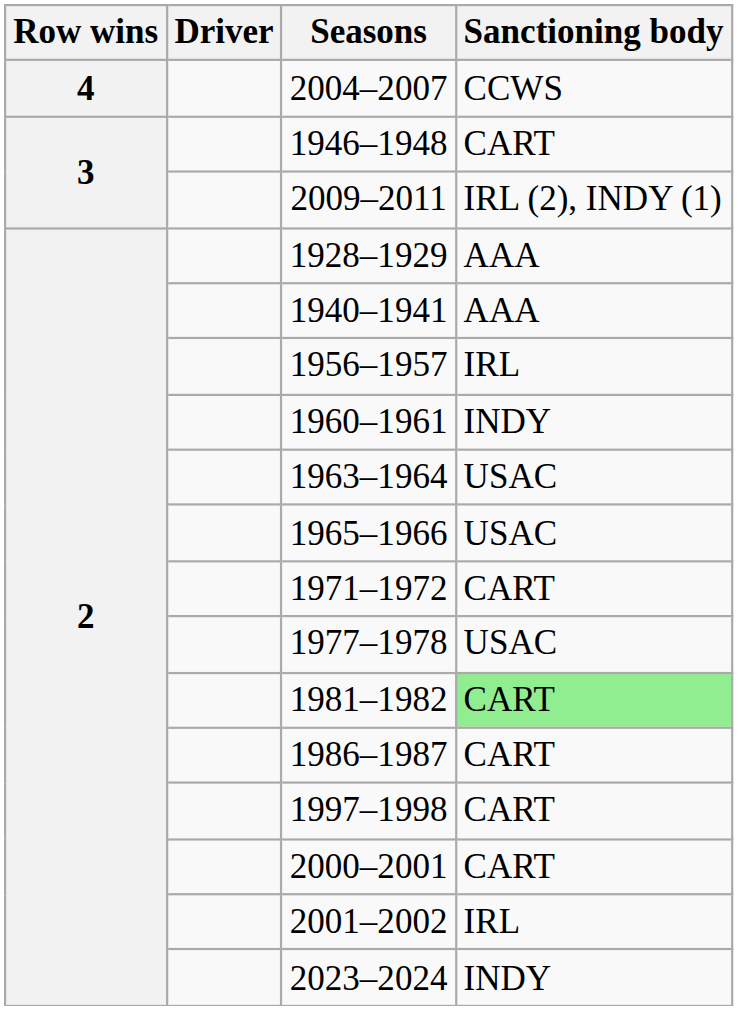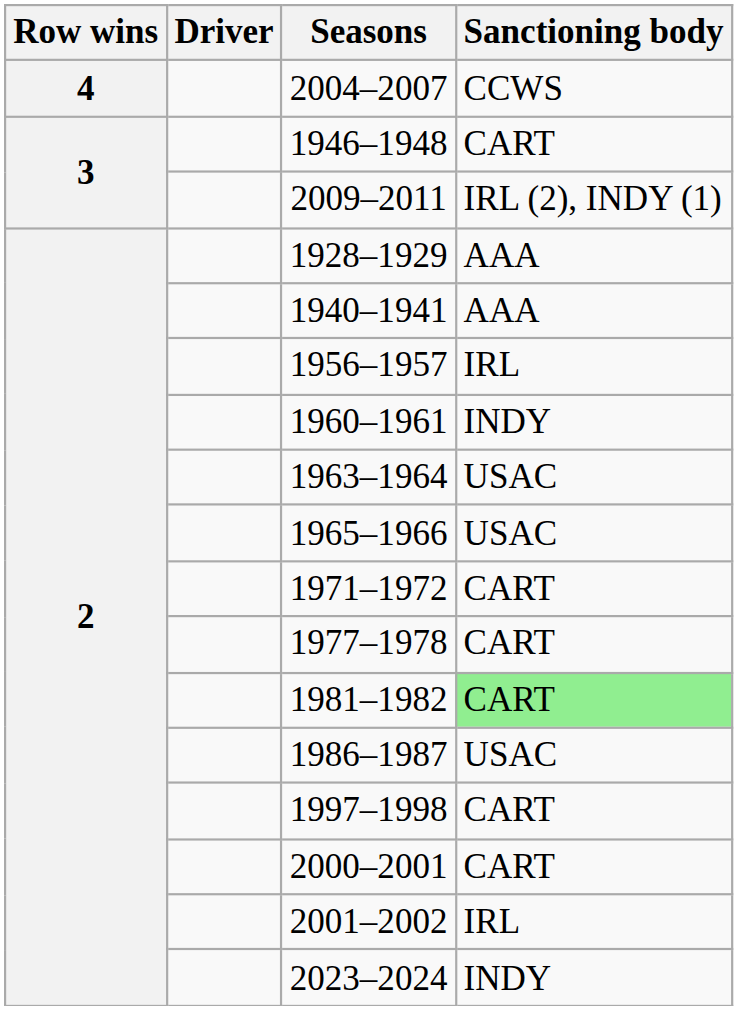(510, 643) USAC -> (509, 643) CART
(509, 754) CART -> (510, 754) USAC
